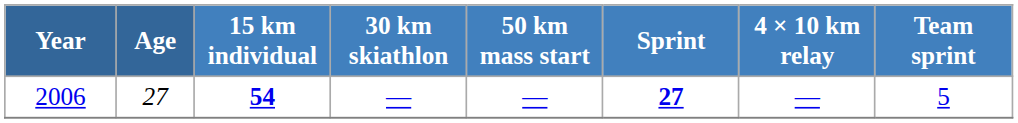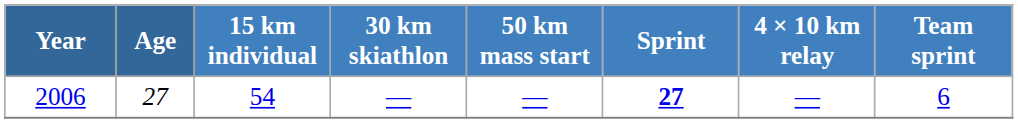(262, 96) bold -> (262, 96) normal
(944, 96) 5 -> (944, 96) 6
